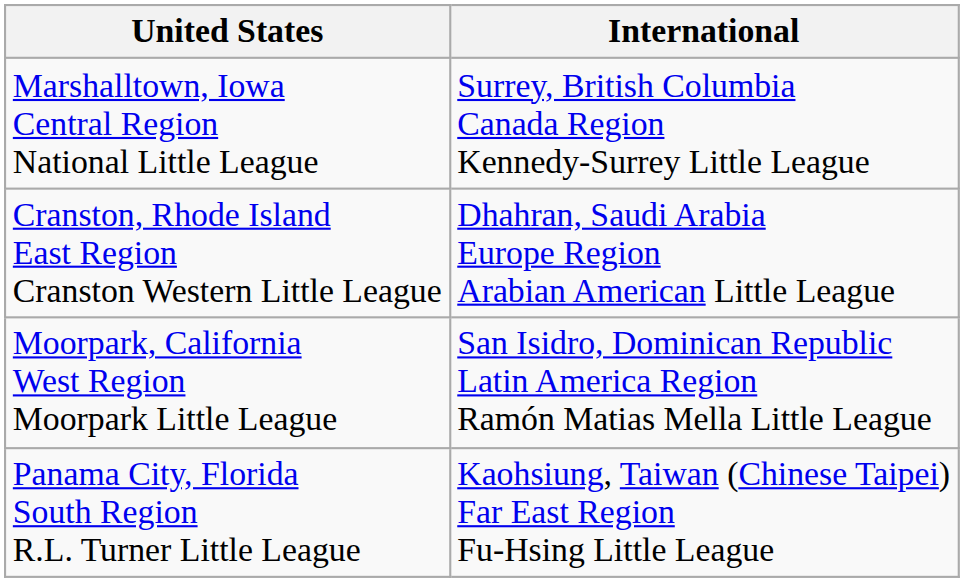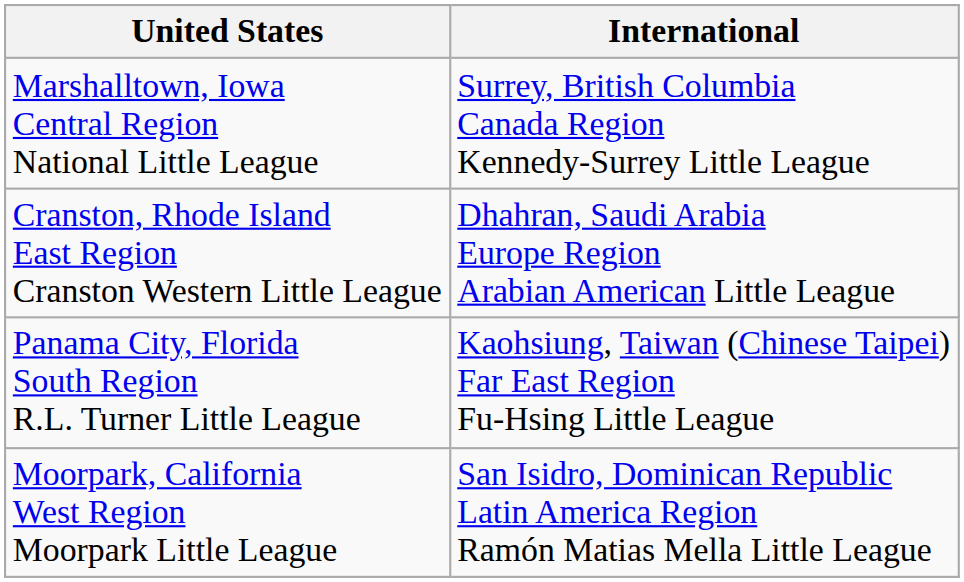rows swapped: (187, 511) <-> (175, 381)
